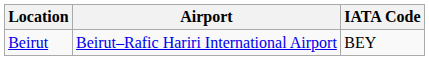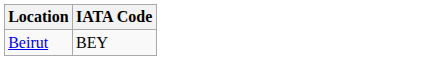- column: (206, 17)
